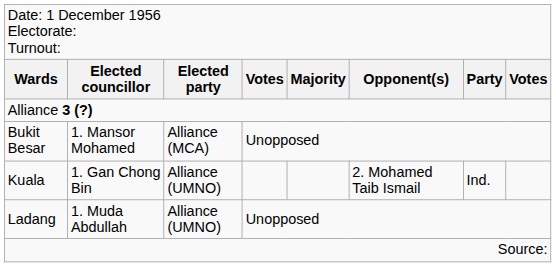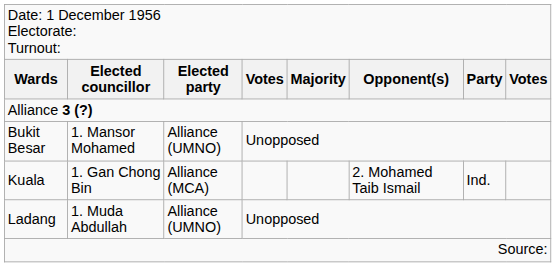(193, 141) Alliance (MCA) -> (194, 141) Alliance (UMNO)
(194, 180) Alliance (UMNO) -> (193, 180) Alliance (MCA)
